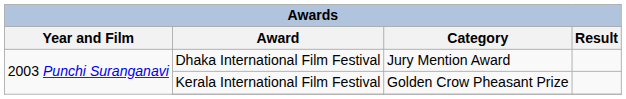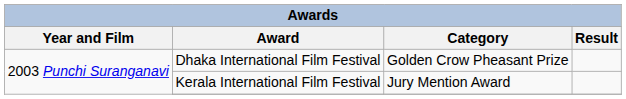(449, 60) Jury Mention Award -> (478, 60) Golden Crow Pheasant Prize
(478, 82) Golden Crow Pheasant Prize -> (449, 82) Jury Mention Award
